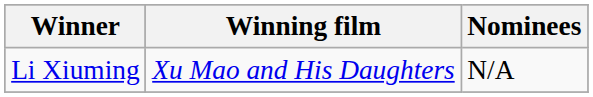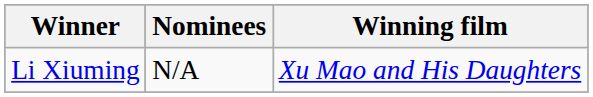columns swapped: (303, 26) <-> (524, 26)
